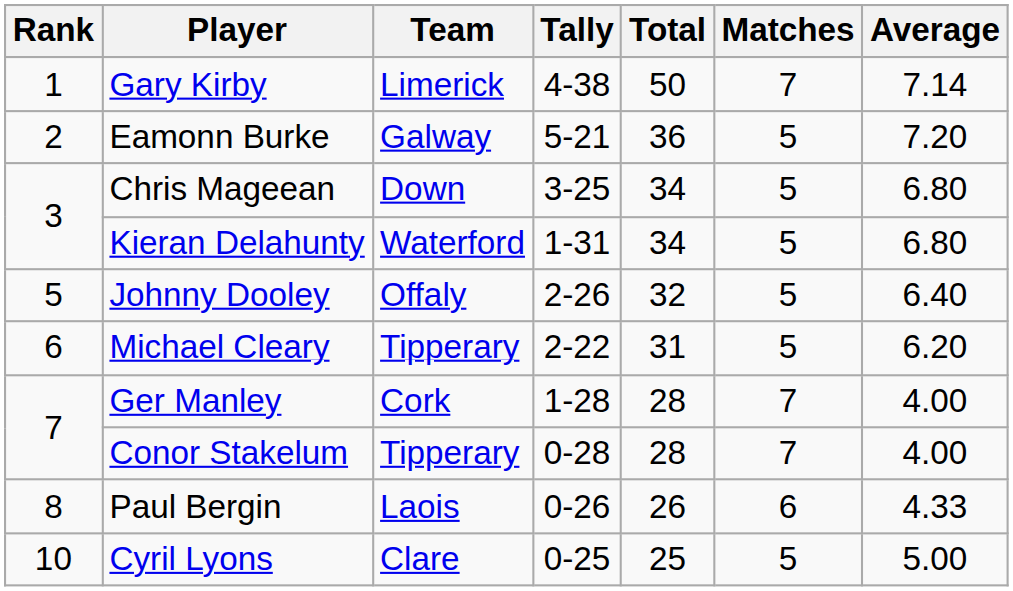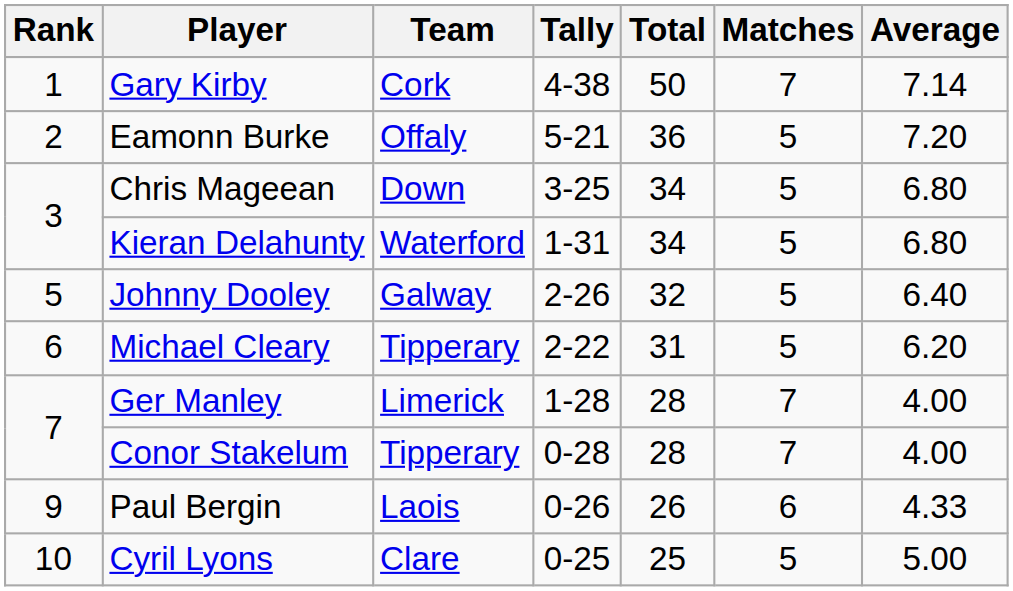(442, 83) Limerick -> (415, 83) Cork
(436, 136) Galway -> (423, 136) Offaly
(423, 294) Offaly -> (436, 294) Galway
(415, 400) Cork -> (442, 400) Limerick
(53, 505) 8 -> (53, 505) 9
